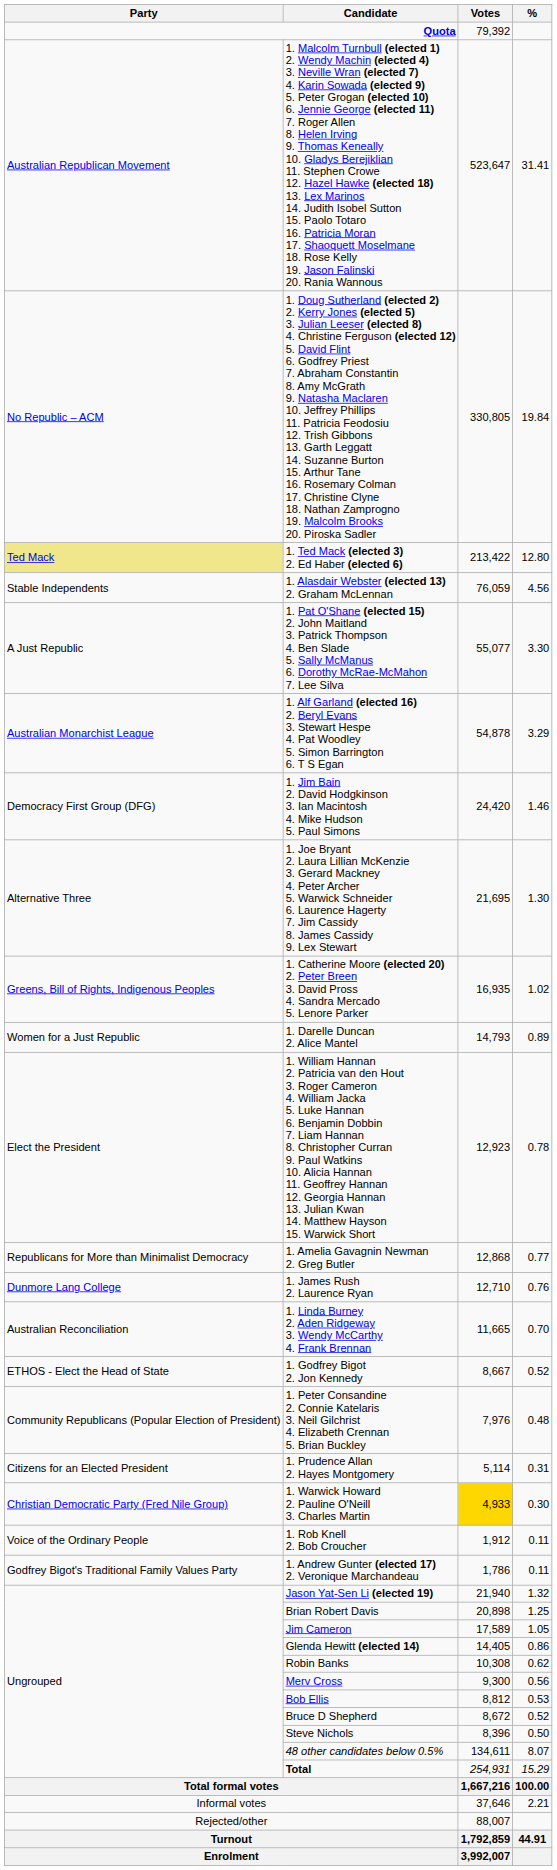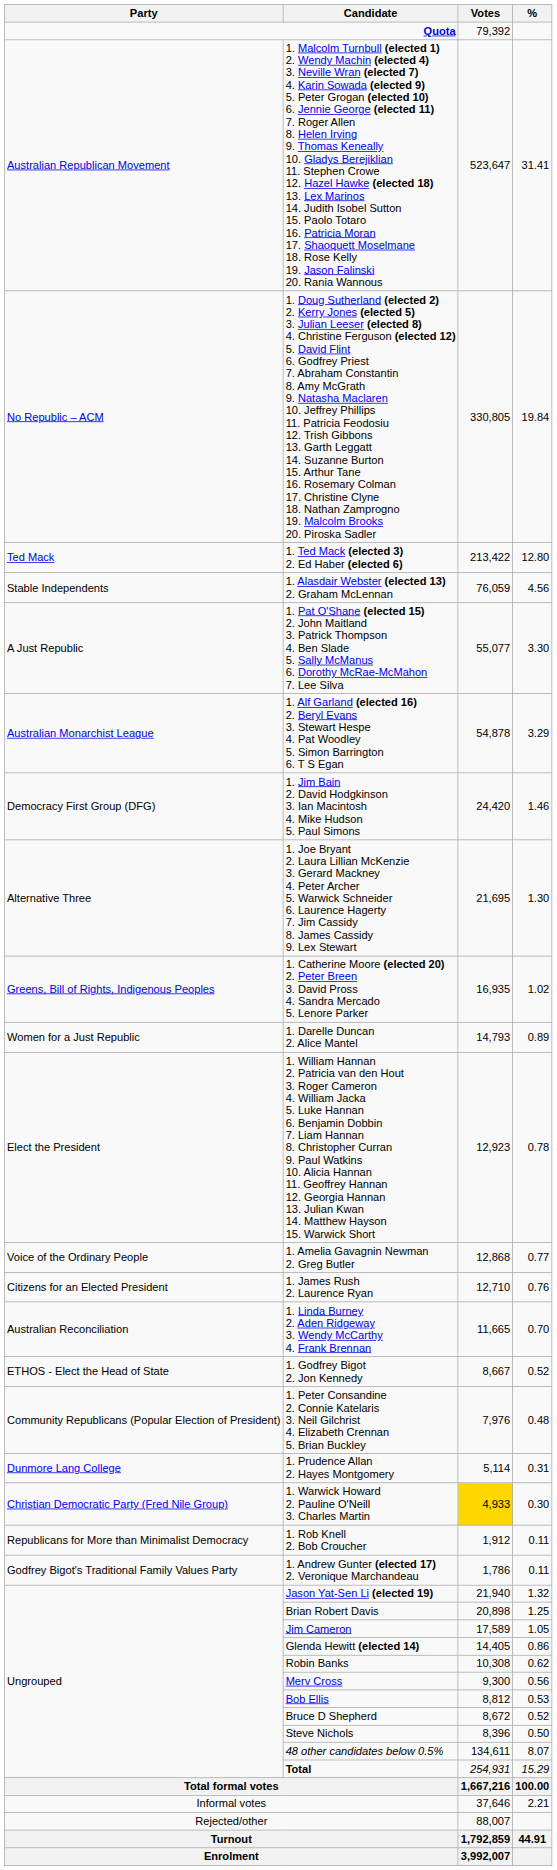(31, 558) khaki background -> (31, 558) no background
(128, 1258) Republicans for More than Minimalist Democracy -> (78, 1258) Voice of the Ordinary People
(64, 1287) Dunmore Lang College -> (87, 1287) Citizens for an Elected President
(87, 1468) Citizens for an Elected President -> (64, 1468) Dunmore Lang College
(78, 1540) Voice of the Ordinary People -> (128, 1540) Republicans for More than Minimalist Democracy
